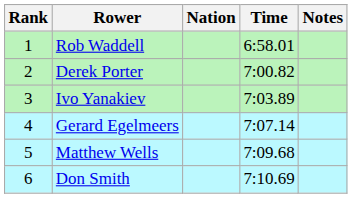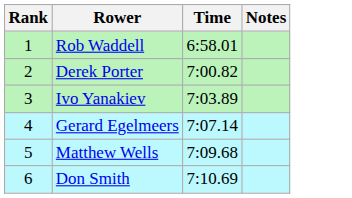- column: (211, 17)
